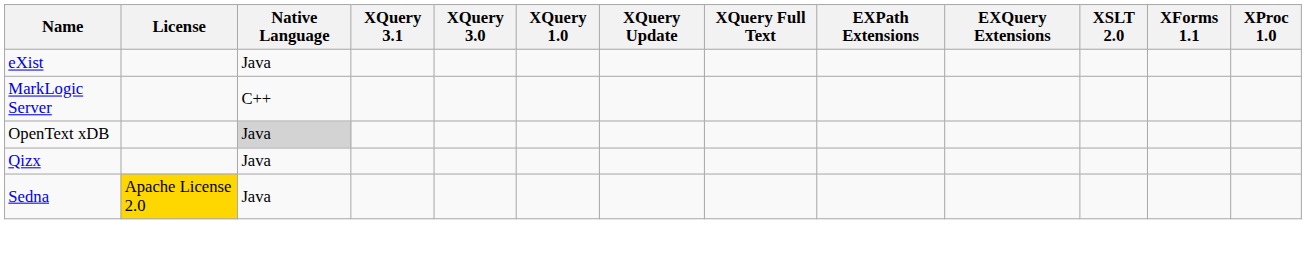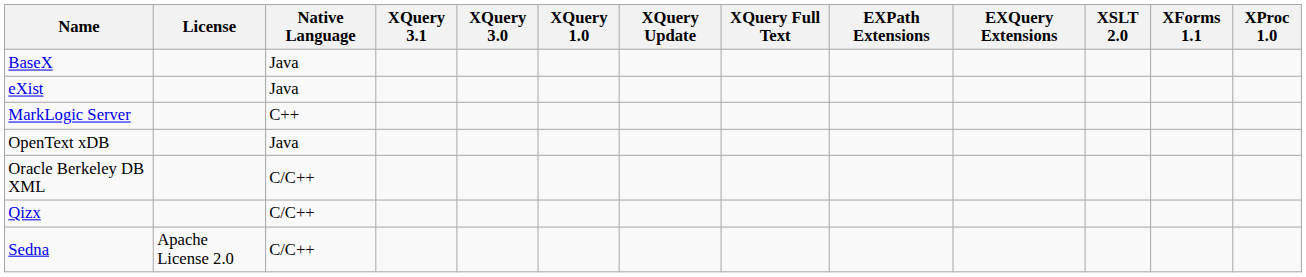+ row: (31, 62)
(256, 134) lightgrey background -> (284, 141) no background
+ row: (76, 177)
(256, 160) Java -> (292, 213) C/C++
(178, 196) gold background -> (196, 249) no background
(256, 196) Java -> (292, 249) C/C++
